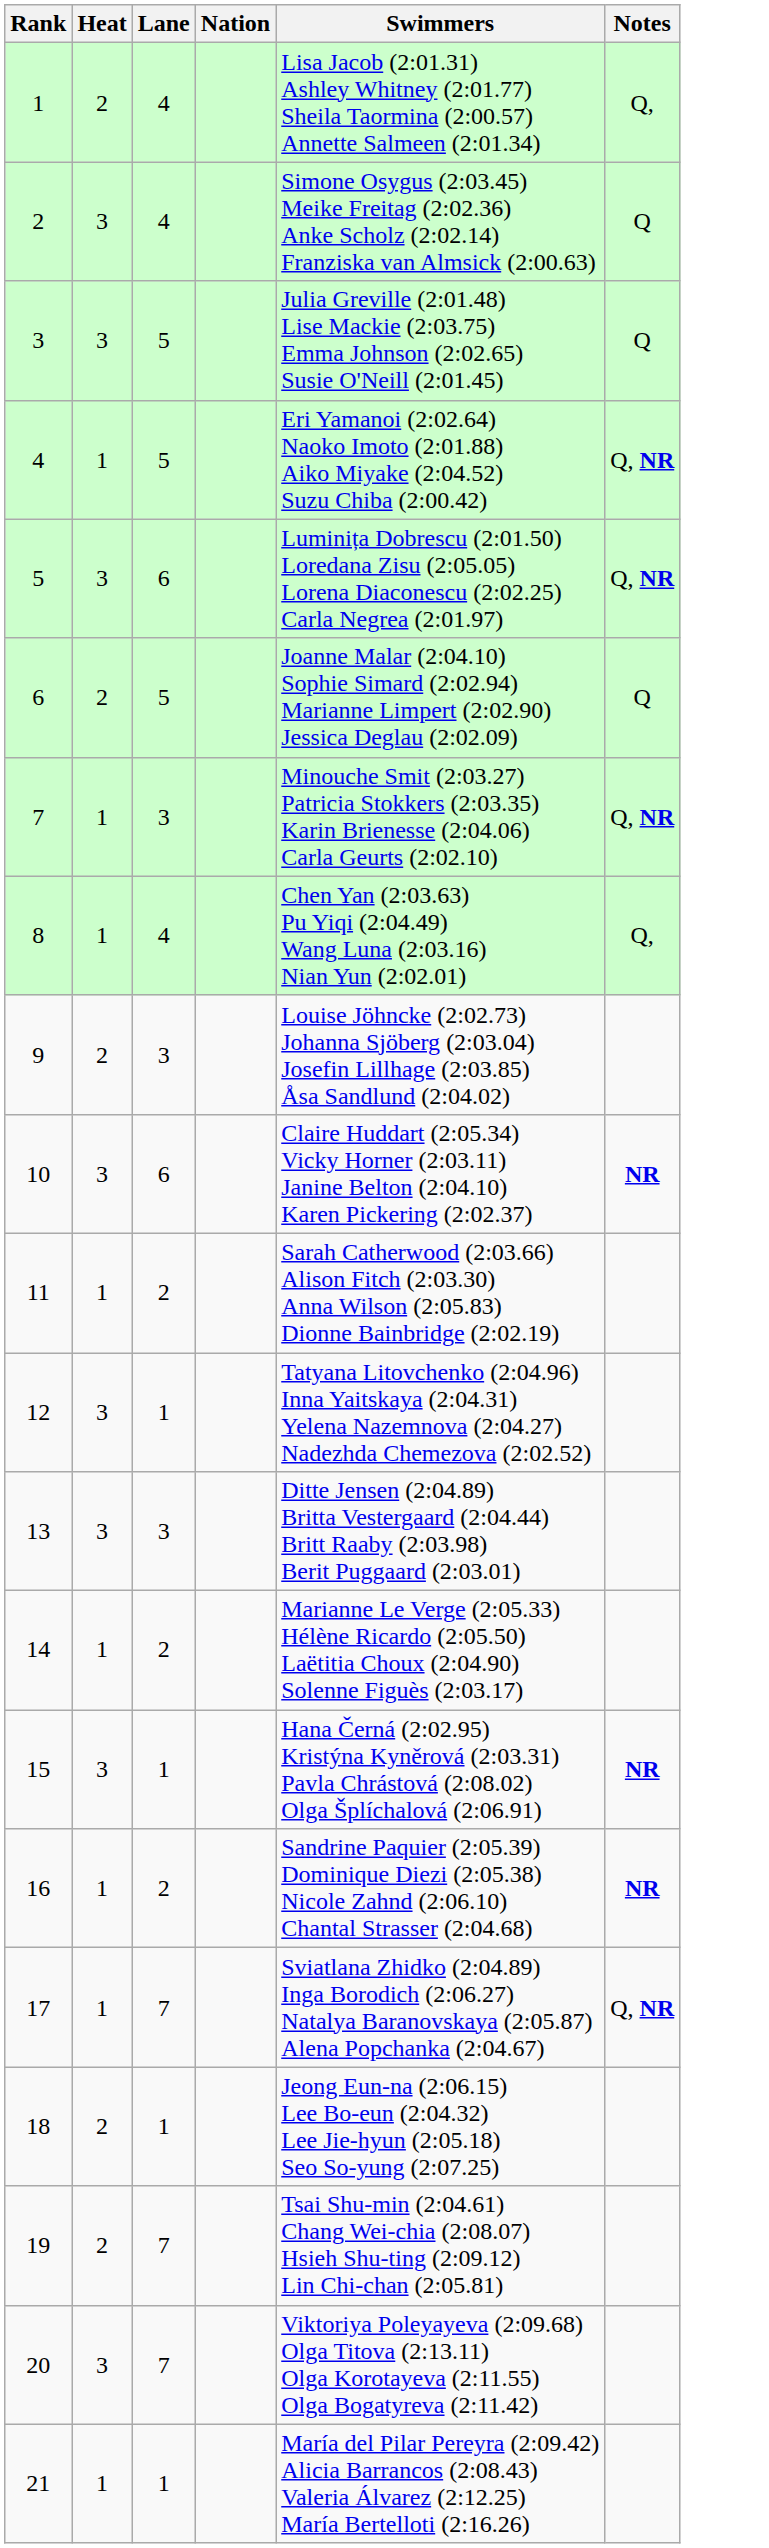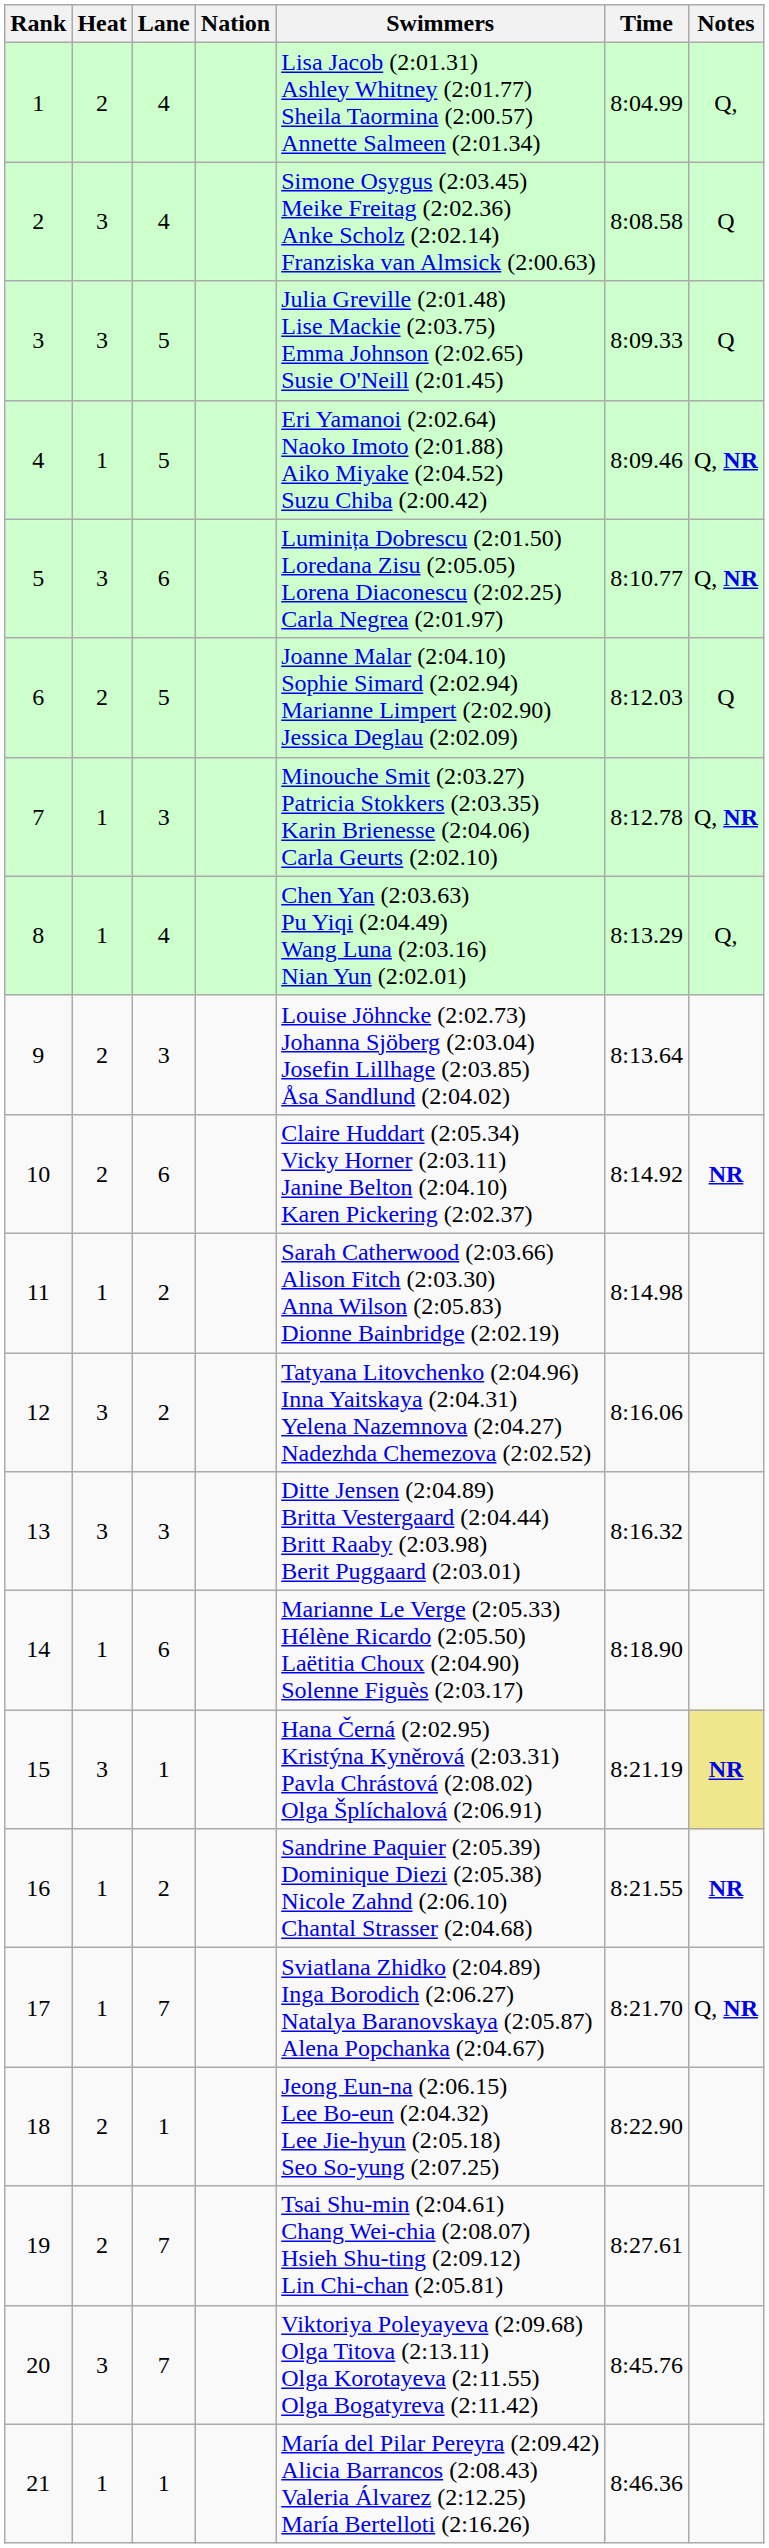+ column: (647, 23)
(102, 1173) 3 -> (102, 1173) 2
(164, 1411) 1 -> (164, 1411) 2
(164, 1649) 2 -> (164, 1649) 6
(642, 1768) no background -> (726, 1768) khaki background
